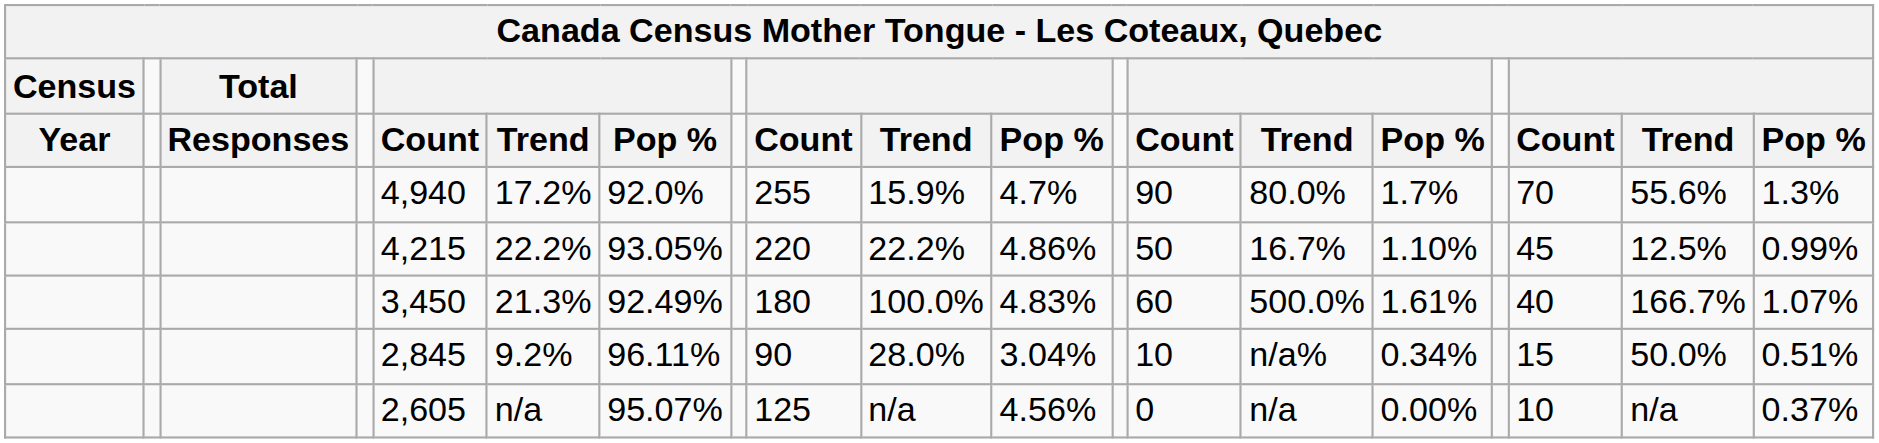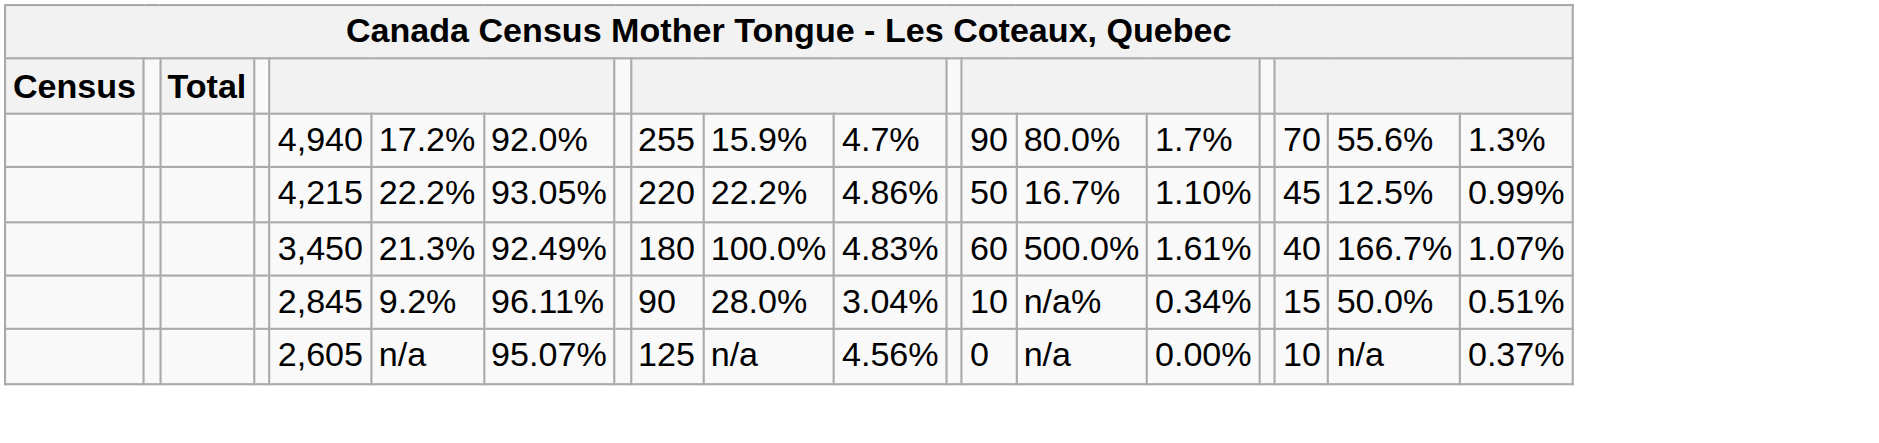- row: (74, 139)
